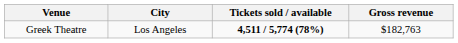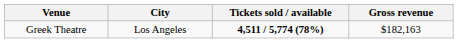(401, 29) $182,763 -> (401, 29) $182,163
